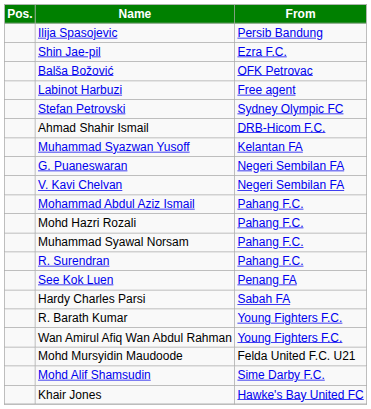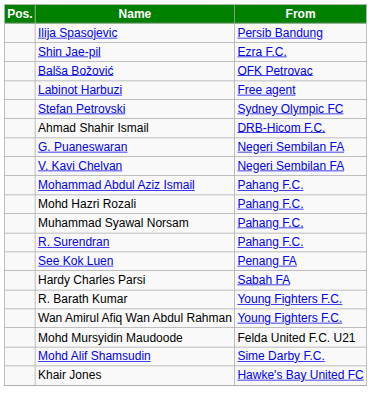- row: (114, 147)
